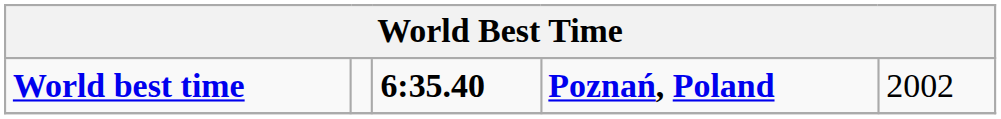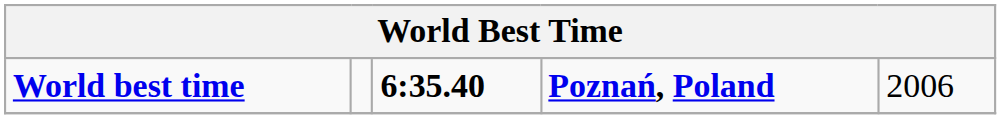(920, 85) 2002 -> (920, 85) 2006
